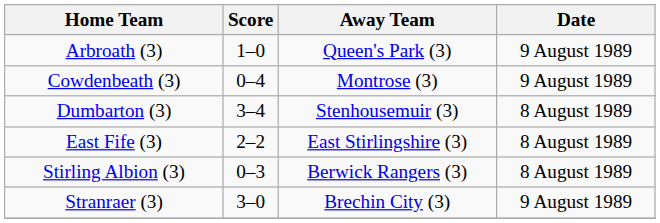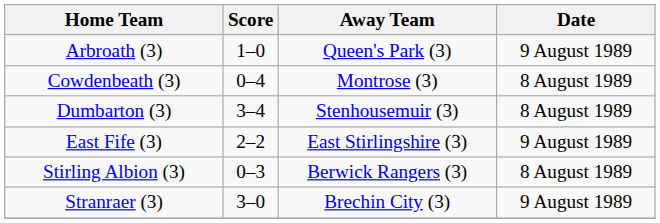(576, 80) 9 August 1989 -> (576, 80) 8 August 1989
(576, 141) 8 August 1989 -> (576, 141) 9 August 1989
